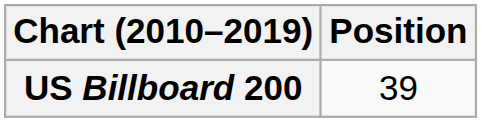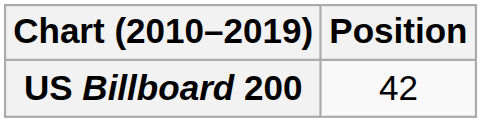(398, 87) 39 -> (398, 87) 42
